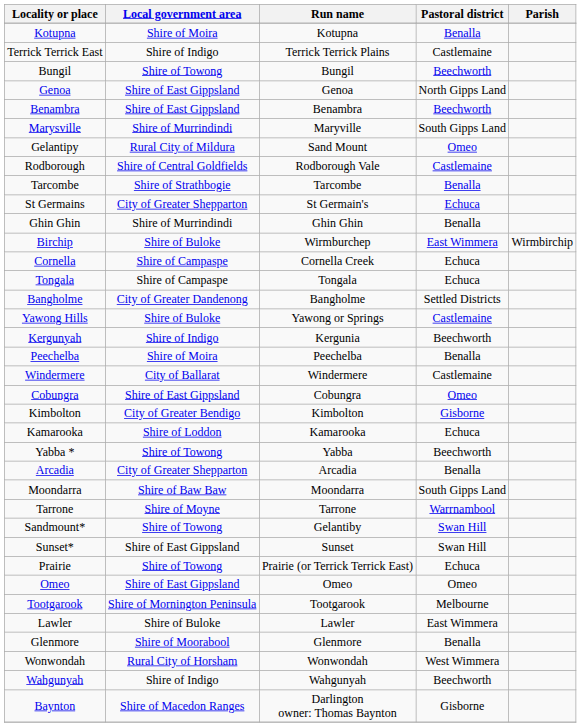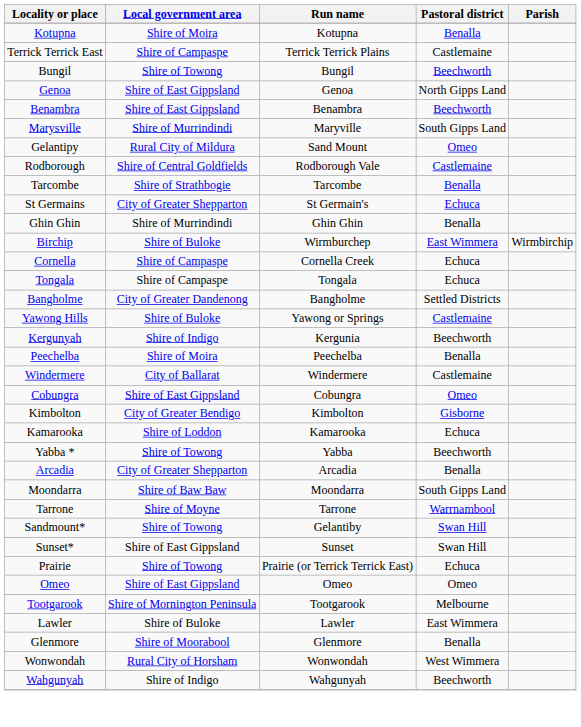(182, 52) Shire of Indigo -> (182, 52) Shire of Campaspe
- row: (55, 705)
